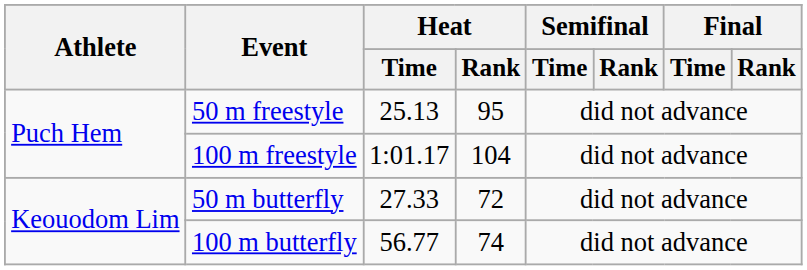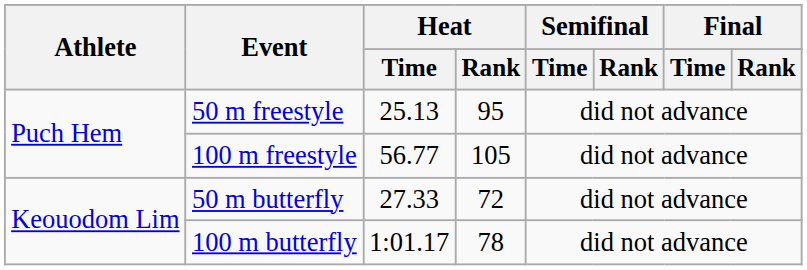(409, 155) 1:01.17 -> (409, 155) 56.77
(491, 155) 104 -> (491, 155) 105
(409, 242) 56.77 -> (409, 242) 1:01.17
(491, 242) 74 -> (491, 242) 78
